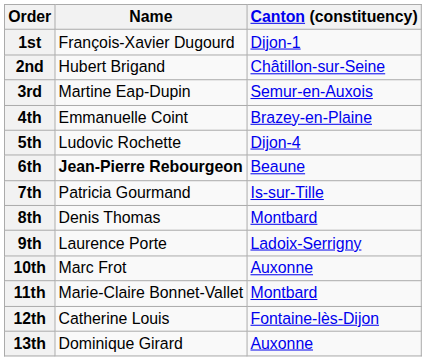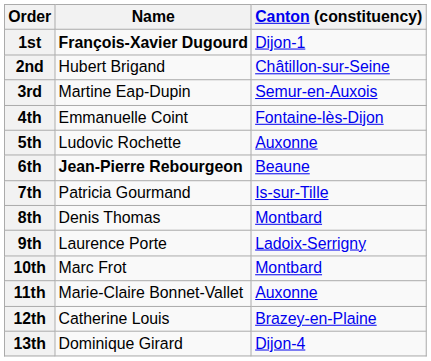(147, 42) normal -> (153, 42) bold
(311, 117) Brazey-en-Plaine -> (319, 117) Fontaine-lès-Dijon
(276, 142) Dijon-4 -> (286, 142) Auxonne
(282, 268) Auxonne -> (289, 268) Montbard
(284, 293) Montbard -> (286, 293) Auxonne
(315, 318) Fontaine-lès-Dijon -> (316, 318) Brazey-en-Plaine
(282, 343) Auxonne -> (280, 343) Dijon-4
